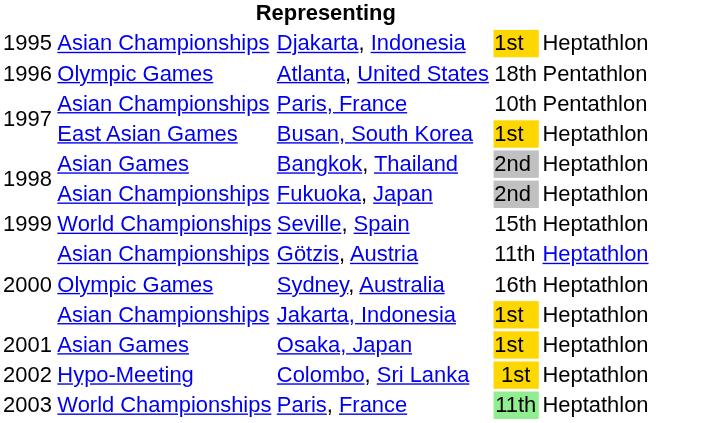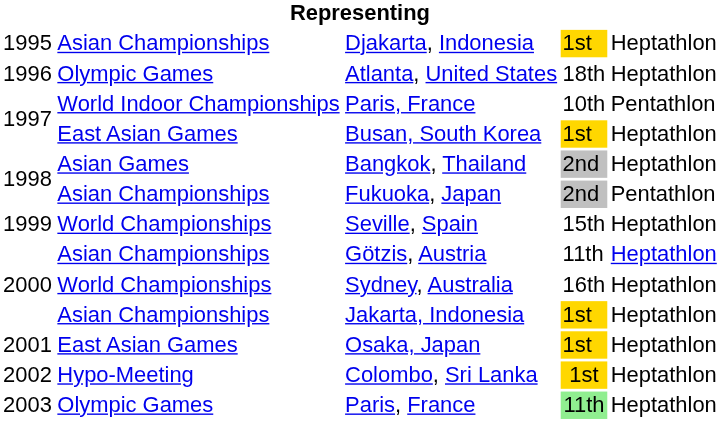(595, 73) Pentathlon -> (664, 73) Heptathlon
(163, 103) Asian Championships -> (198, 103) World Indoor Championships
(596, 194) Heptathlon -> (663, 194) Pentathlon
(135, 284) Olympic Games -> (164, 284) World Championships
(123, 344) Asian Games -> (148, 344) East Asian Games
(164, 405) World Championships -> (135, 405) Olympic Games
